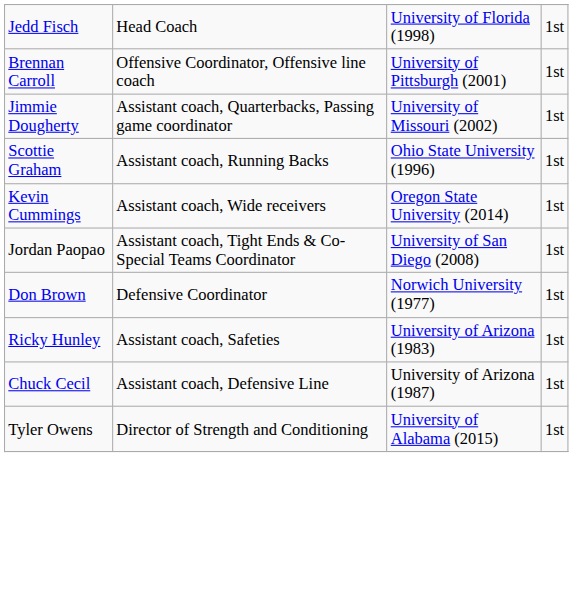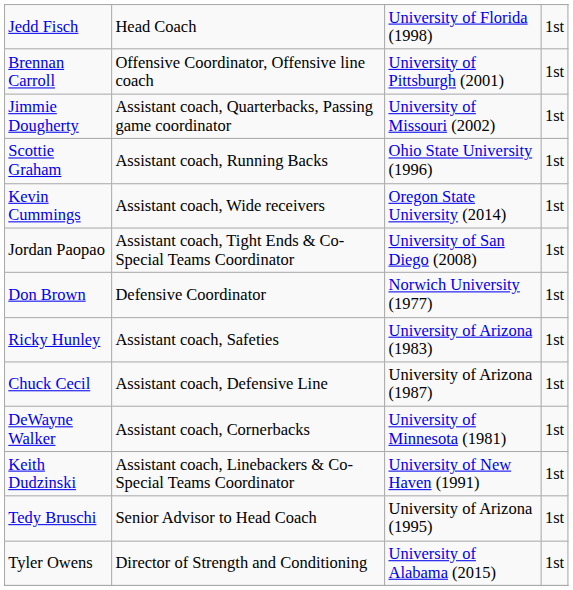+ row: (41, 428)
+ row: (42, 473)
+ row: (52, 518)
